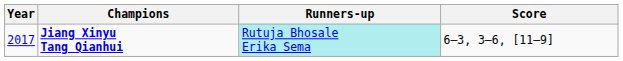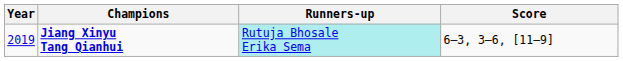(21, 40) 2017 -> (21, 40) 2019
